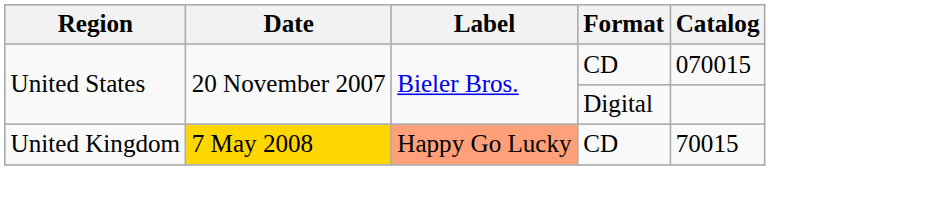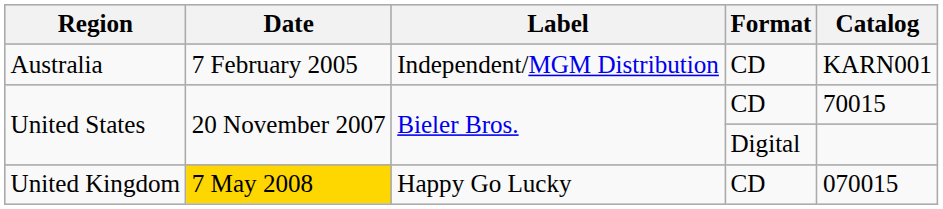+ row: (57, 64)
(713, 64) 070015 -> (854, 104) 70015
(484, 143) lightsalmon background -> (484, 183) no background
(707, 143) 70015 -> (861, 183) 070015
